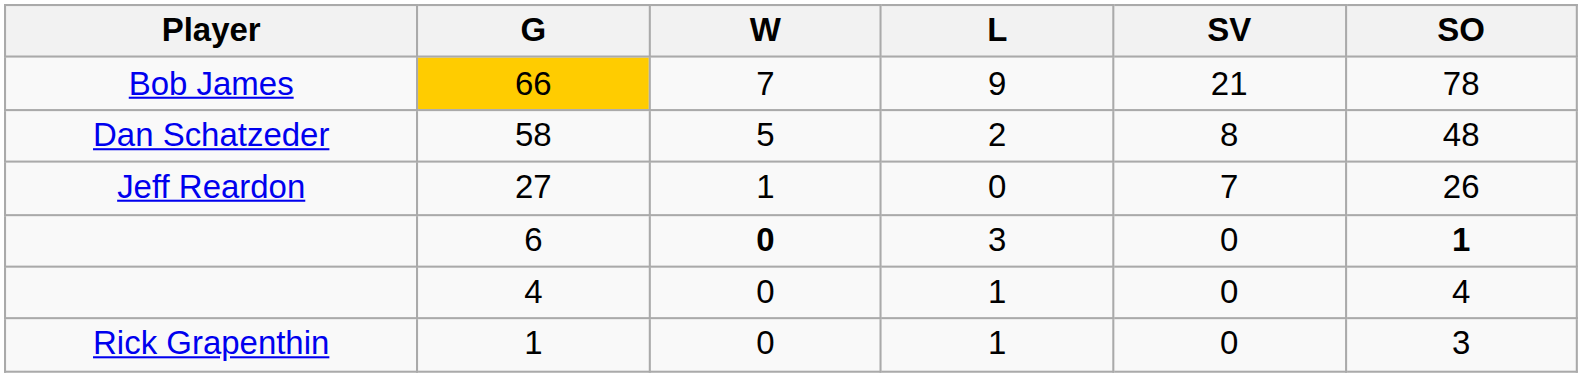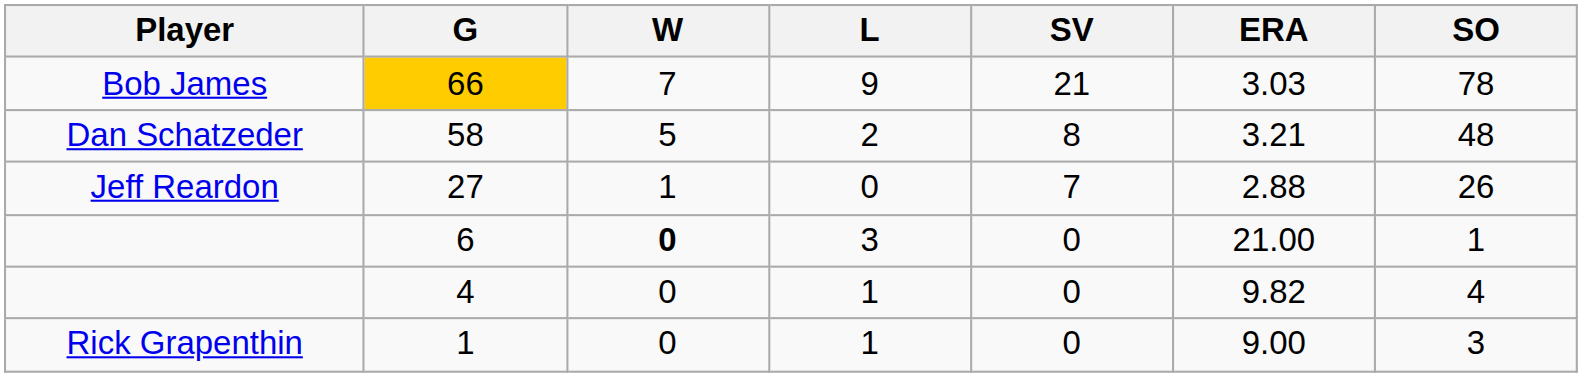+ column: (1274, 30)
(1461, 239) bold -> (1476, 239) normal
